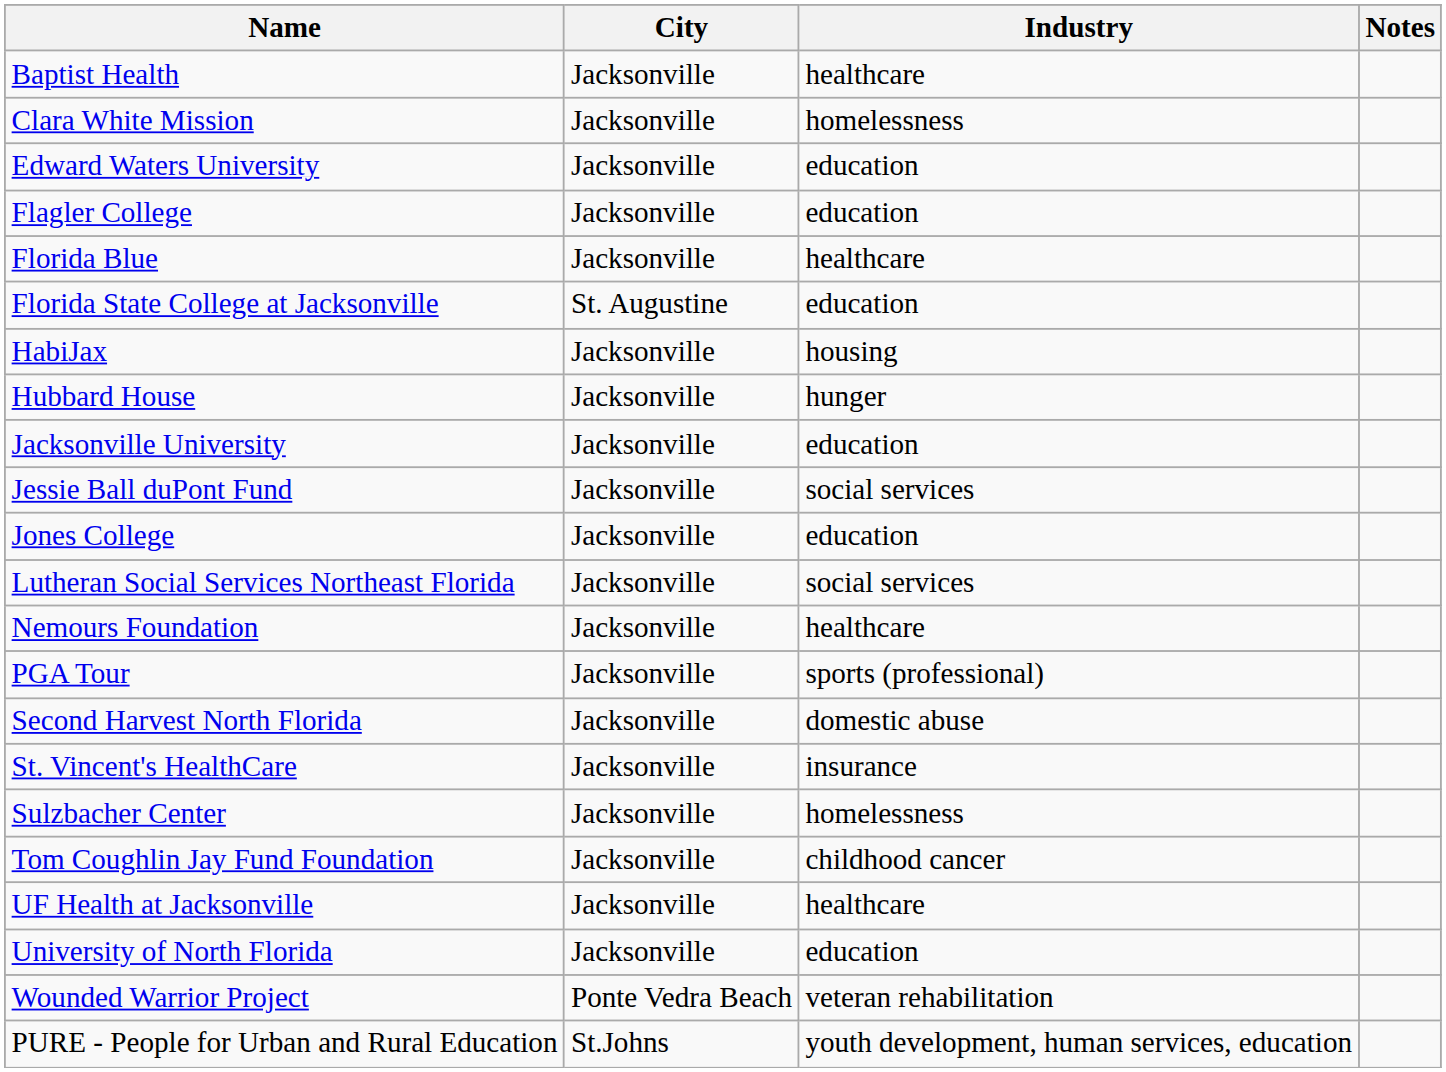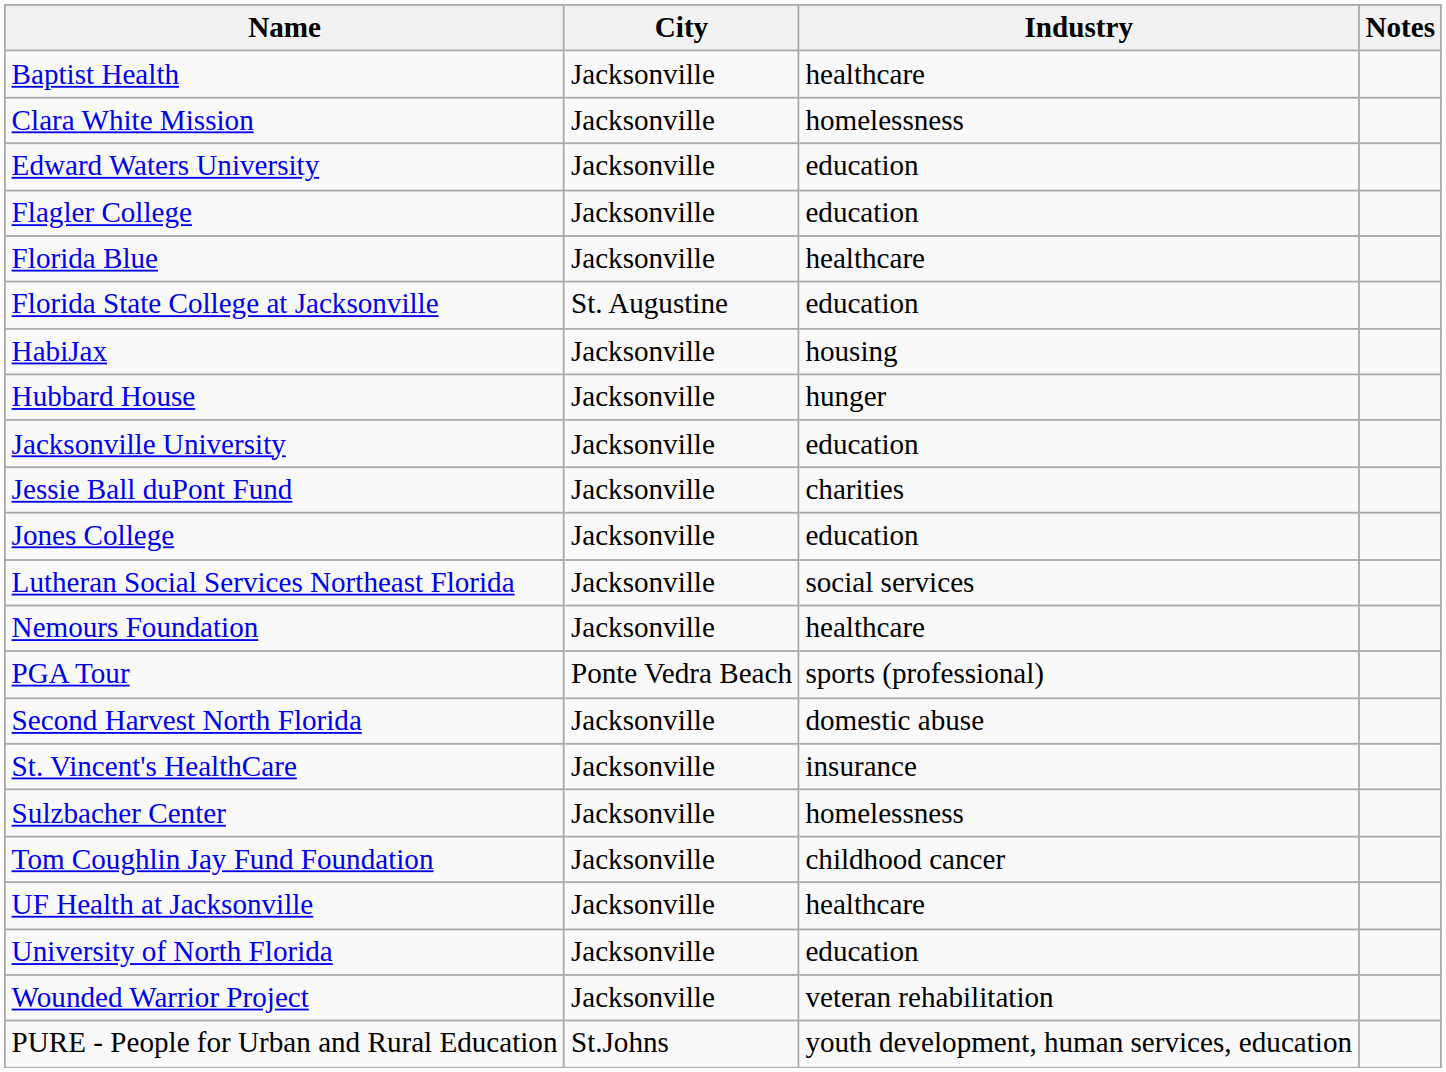(890, 489) social services -> (855, 489) charities
(643, 674) Jacksonville -> (681, 674) Ponte Vedra Beach
(681, 997) Ponte Vedra Beach -> (643, 997) Jacksonville
